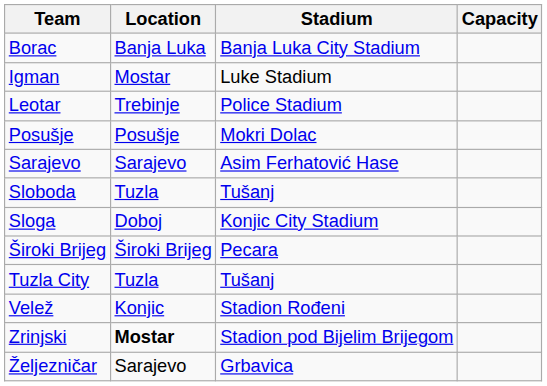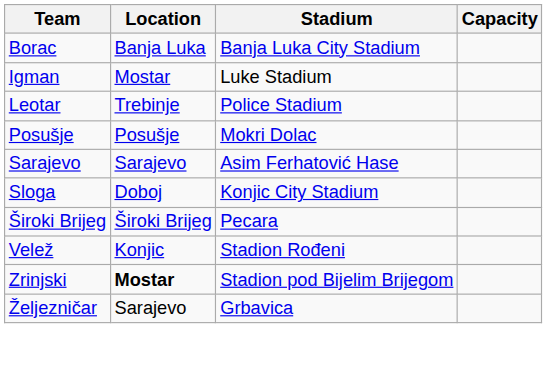- row: (42, 192)
- row: (49, 279)
